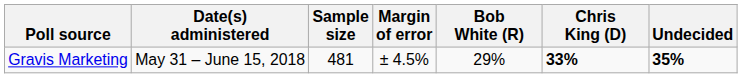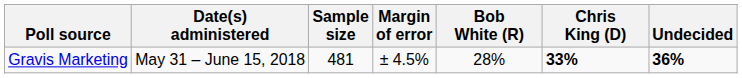(489, 60) 29% -> (489, 60) 28%
(668, 60) 35% -> (668, 60) 36%
